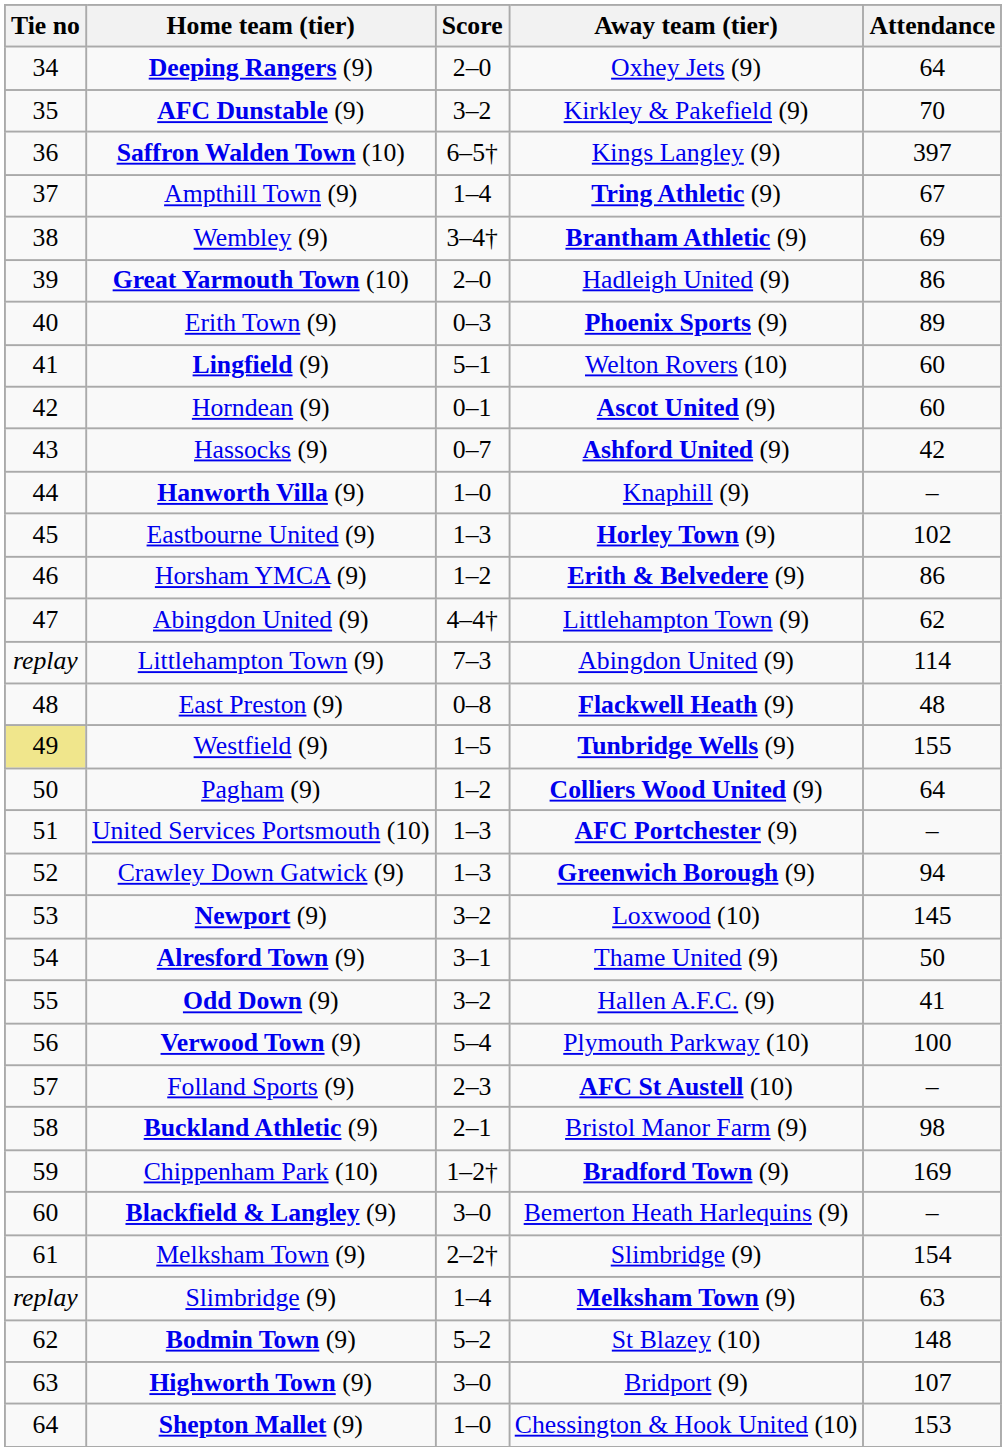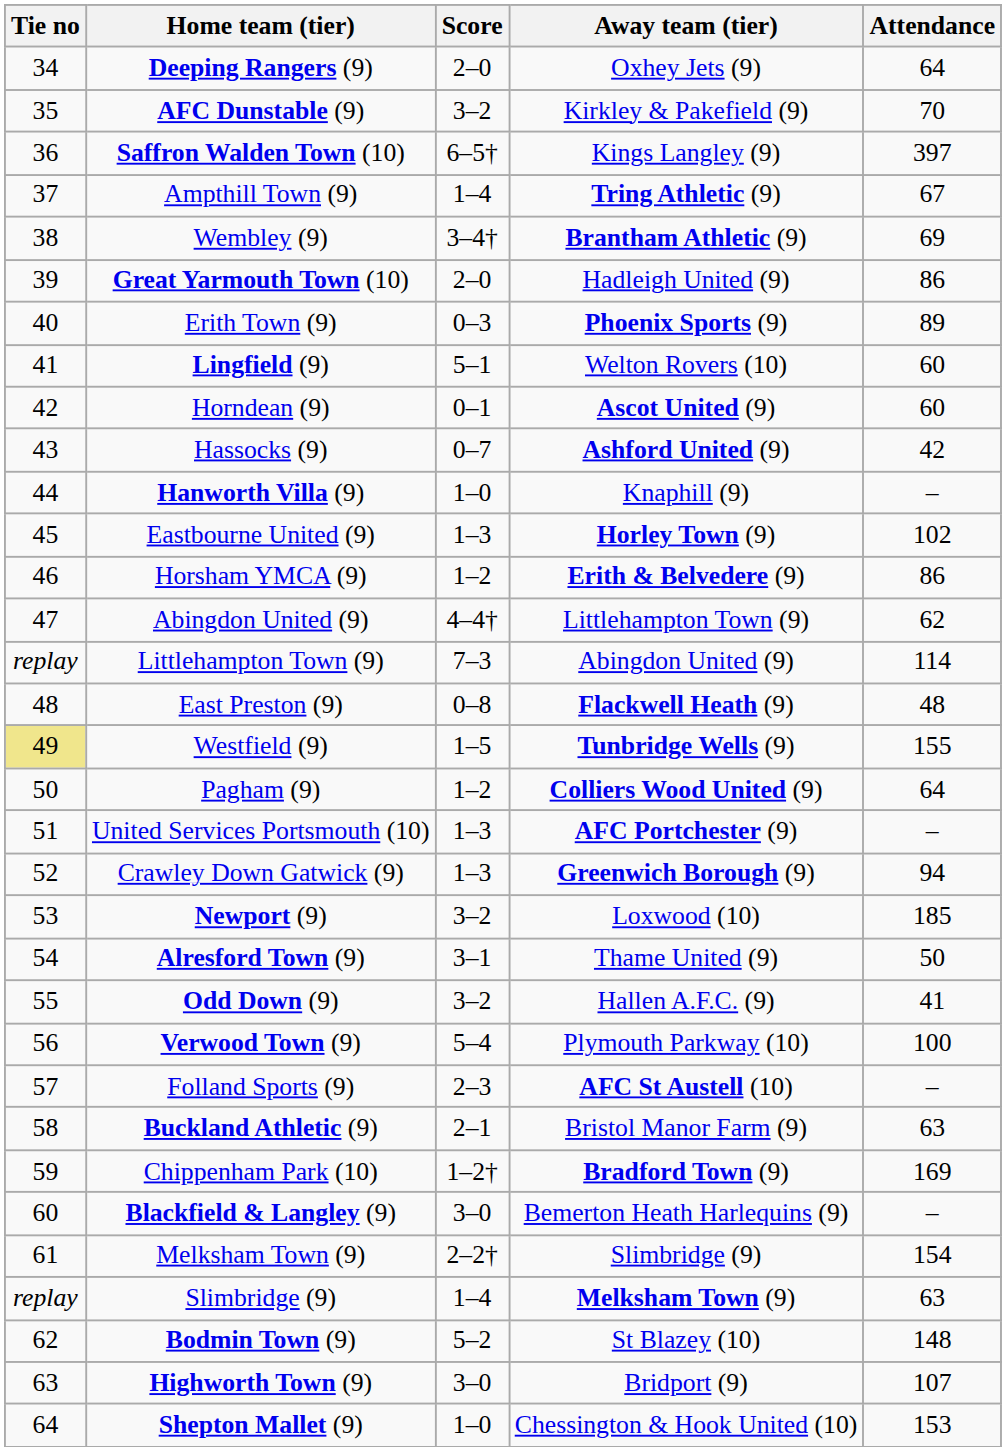(932, 915) 145 -> (932, 915) 185
(932, 1127) 98 -> (932, 1127) 63
